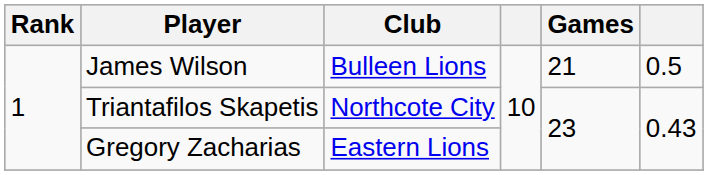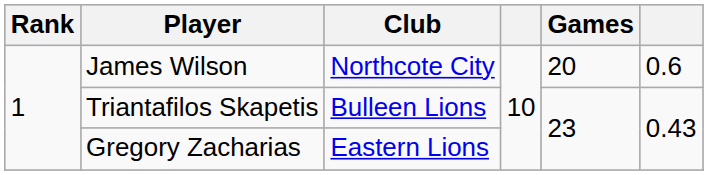(408, 66) Bulleen Lions -> (413, 66) Northcote City
(562, 66) 21 -> (562, 66) 20
(664, 66) 0.5 -> (664, 66) 0.6
(413, 107) Northcote City -> (408, 107) Bulleen Lions
